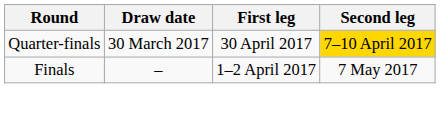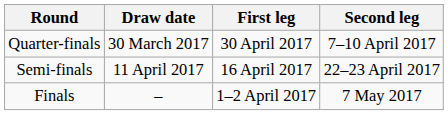(378, 43) gold background -> (382, 43) no background
+ row: (54, 69)
